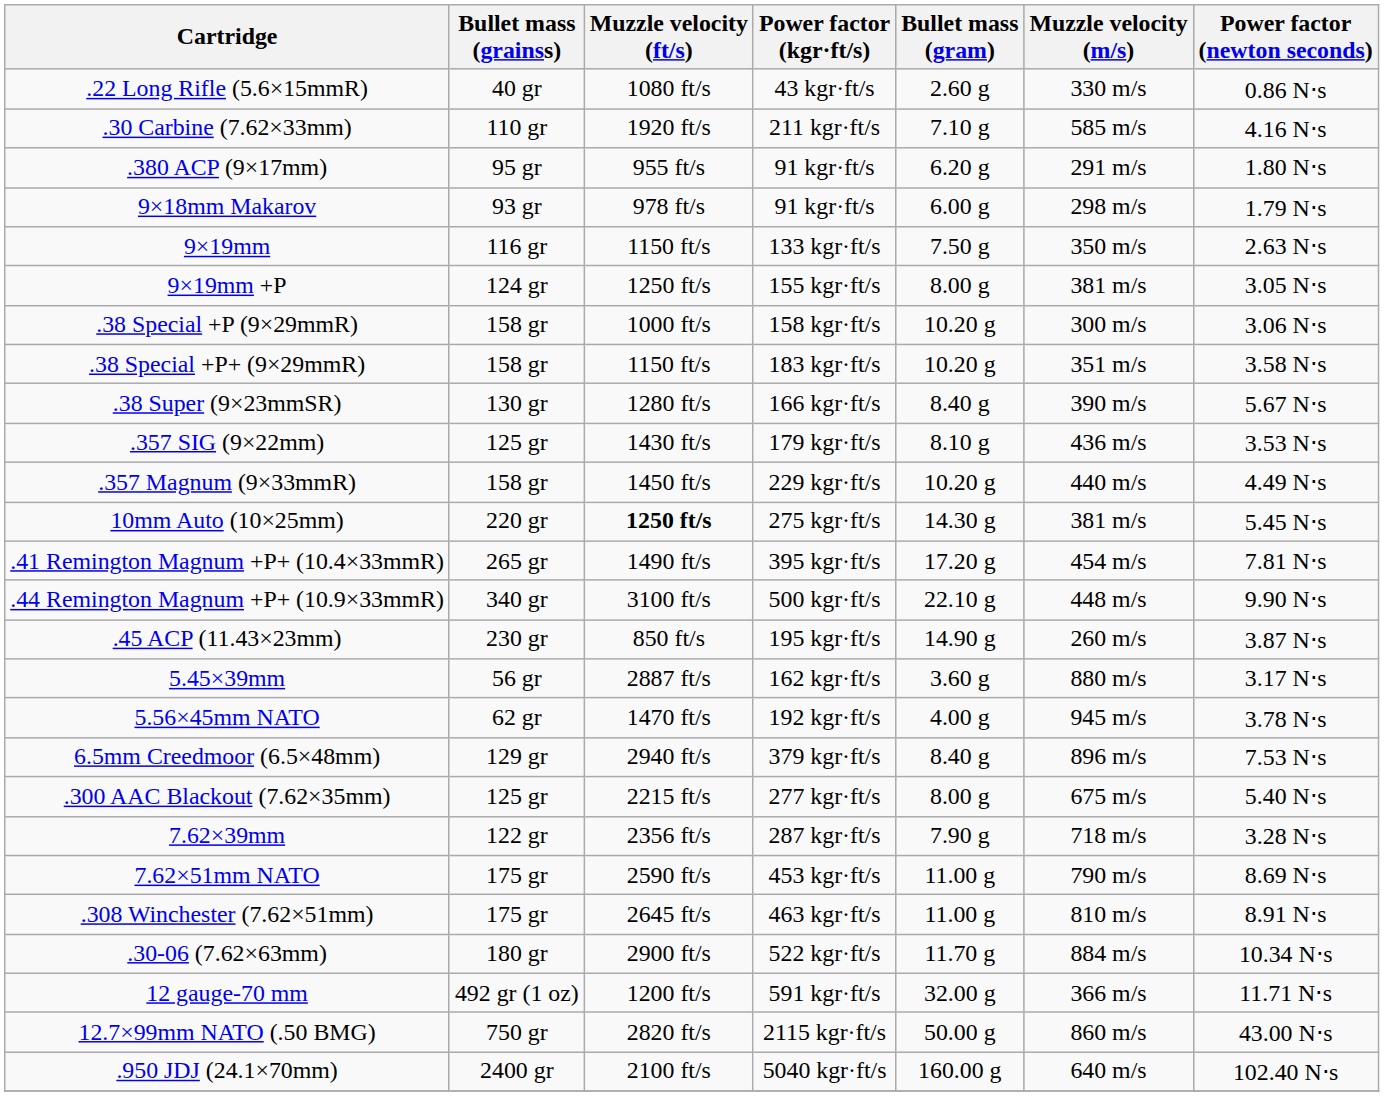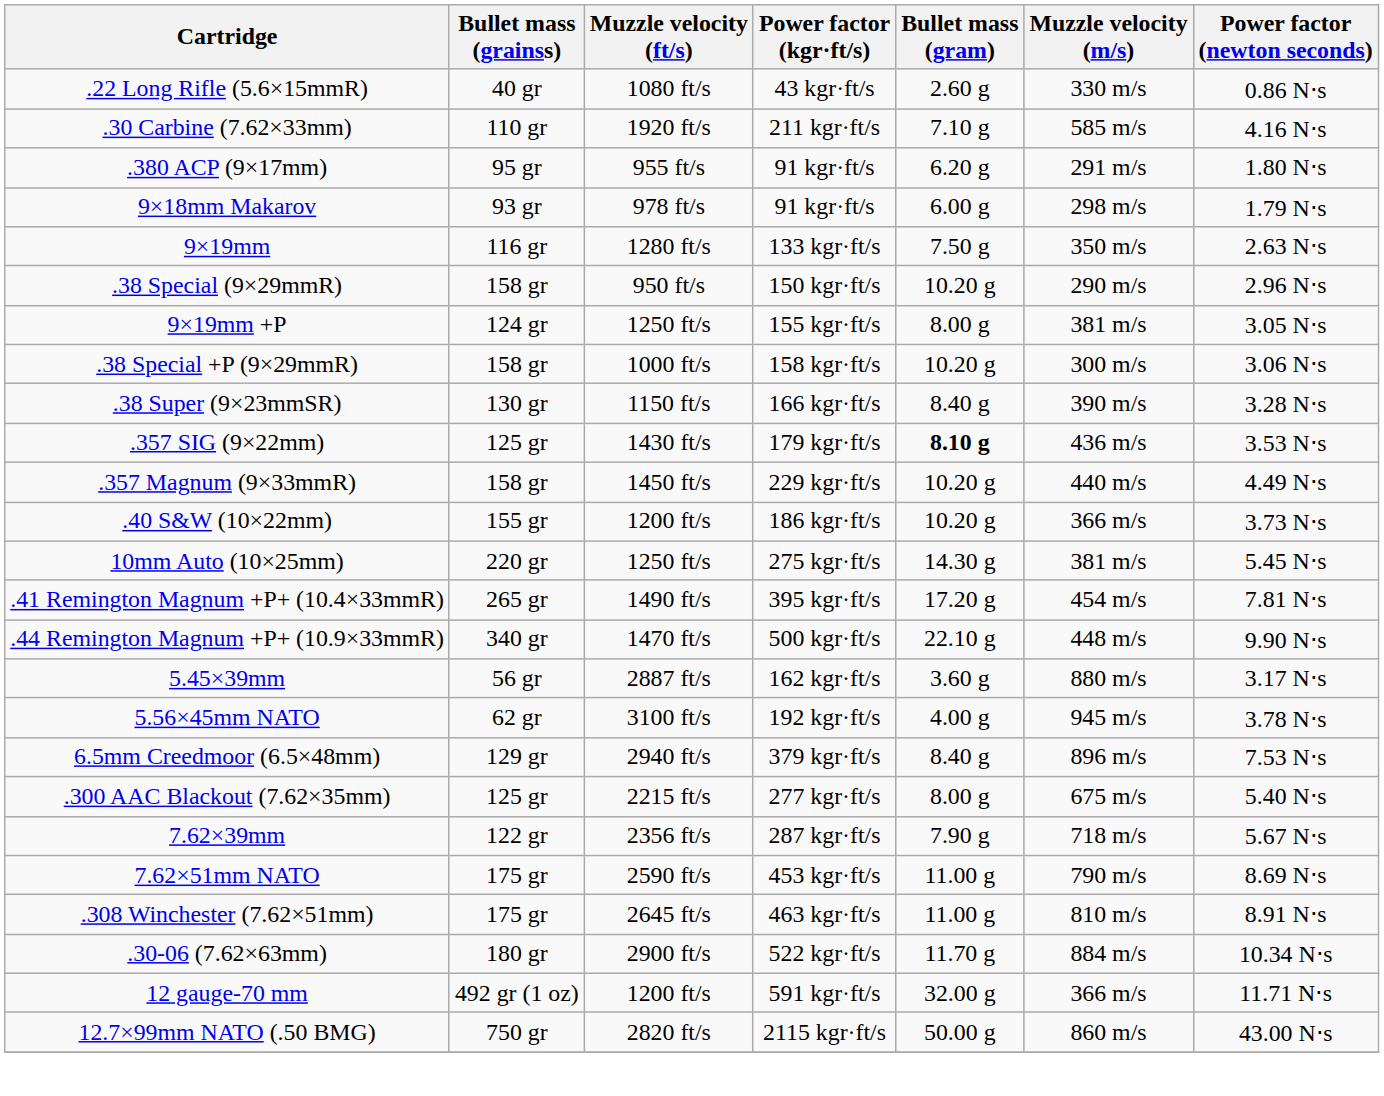(669, 245) 1150 ft/s -> (669, 245) 1280 ft/s
+ row: (227, 285)
- row: (227, 363)
(669, 403) 1280 ft/s -> (669, 403) 1150 ft/s
(1286, 403) 5.67 N⋅s -> (1286, 403) 3.28 N⋅s
(960, 442) normal -> (960, 442) bold
+ row: (227, 521)
(669, 521) bold -> (669, 560) normal
(669, 599) 3100 ft/s -> (669, 638) 1470 ft/s
- row: (227, 638)
(669, 717) 1470 ft/s -> (669, 717) 3100 ft/s
(1286, 836) 3.28 N⋅s -> (1286, 836) 5.67 N⋅s
- row: (227, 1071)
